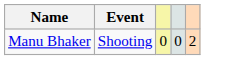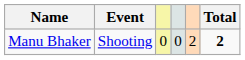+ column: (220, 16)
